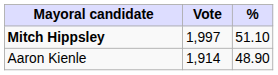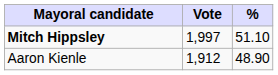(203, 59) 1,914 -> (203, 59) 1,912
